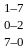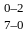- row: (14, 8)
